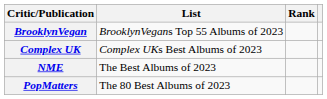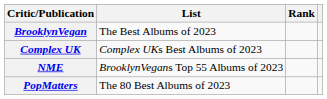(191, 31) BrooklynVegans Top 55 Albums of 2023 -> (158, 31) The Best Albums of 2023
(158, 67) The Best Albums of 2023 -> (191, 67) BrooklynVegans Top 55 Albums of 2023
